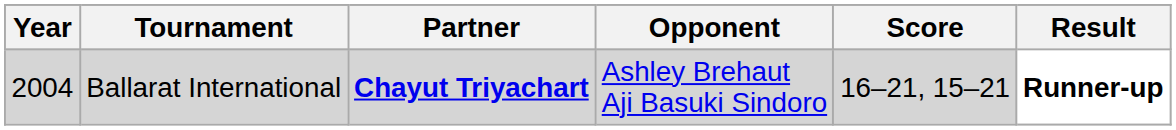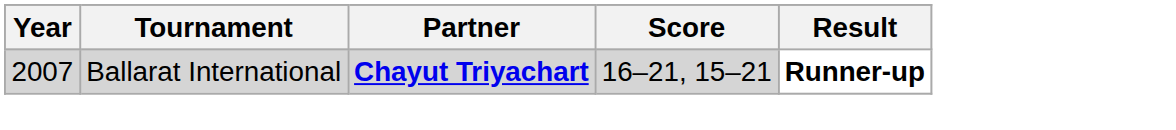- column: (714, 27)
(42, 87) 2004 -> (42, 71) 2007
